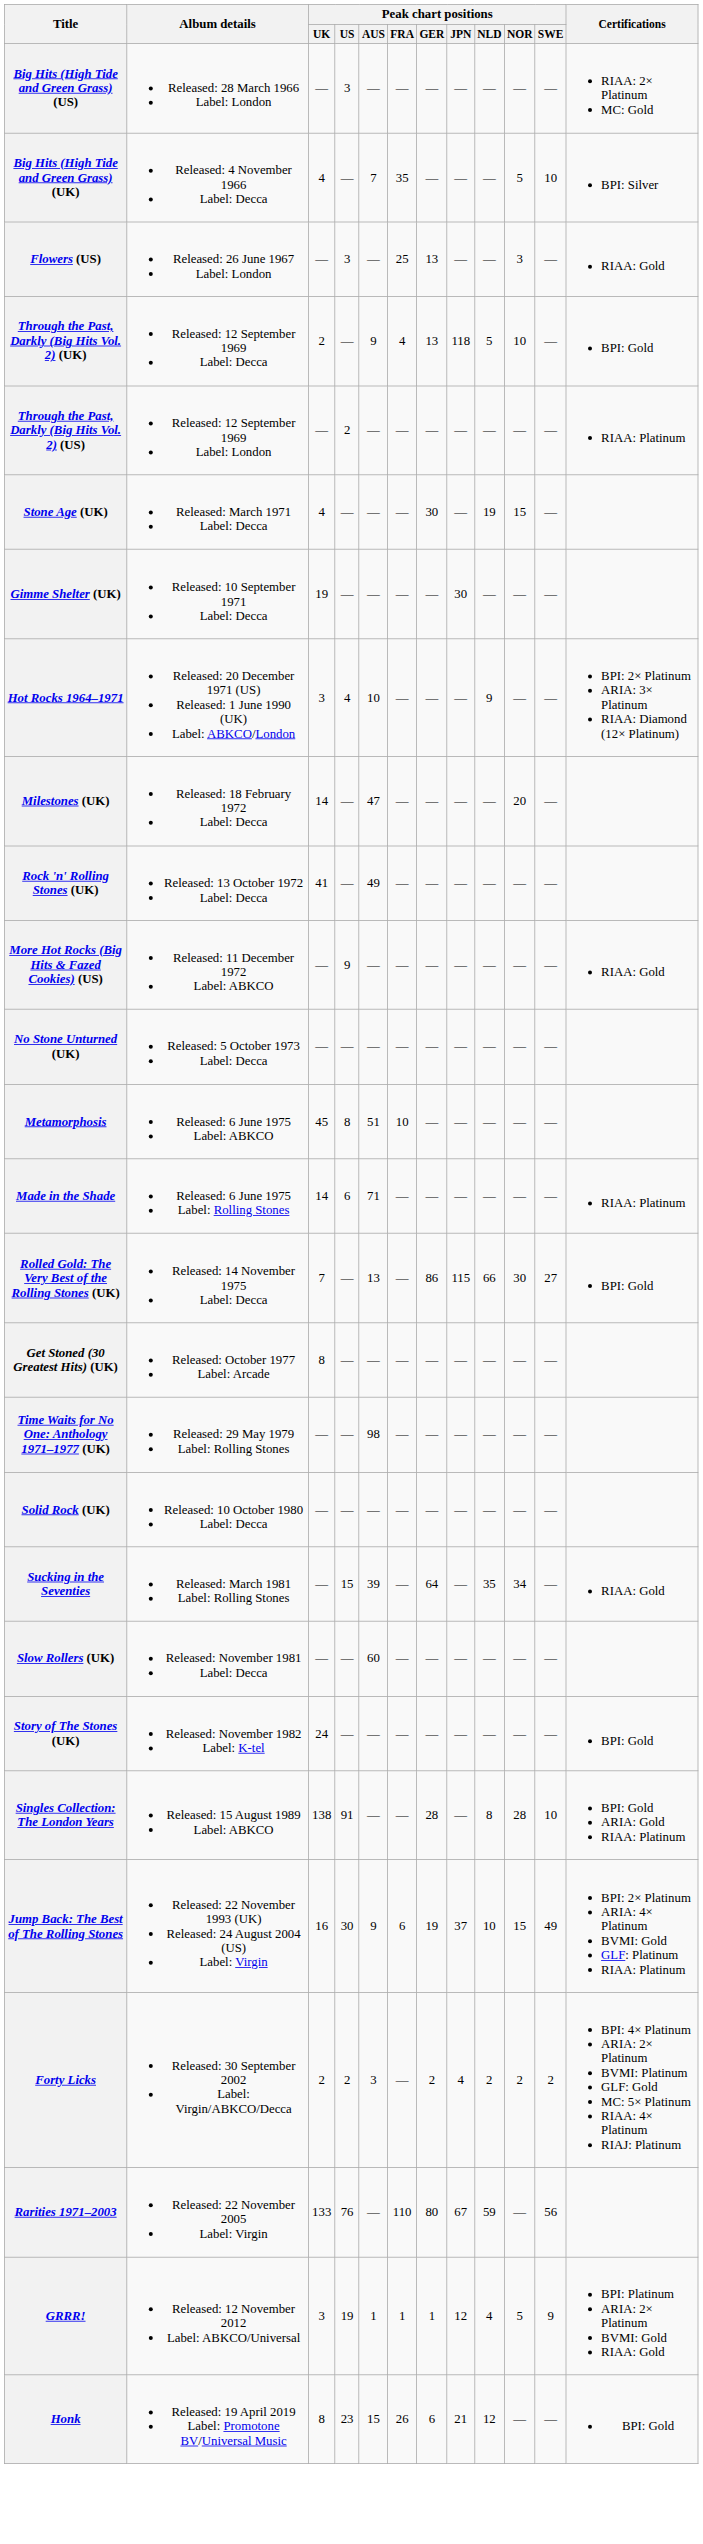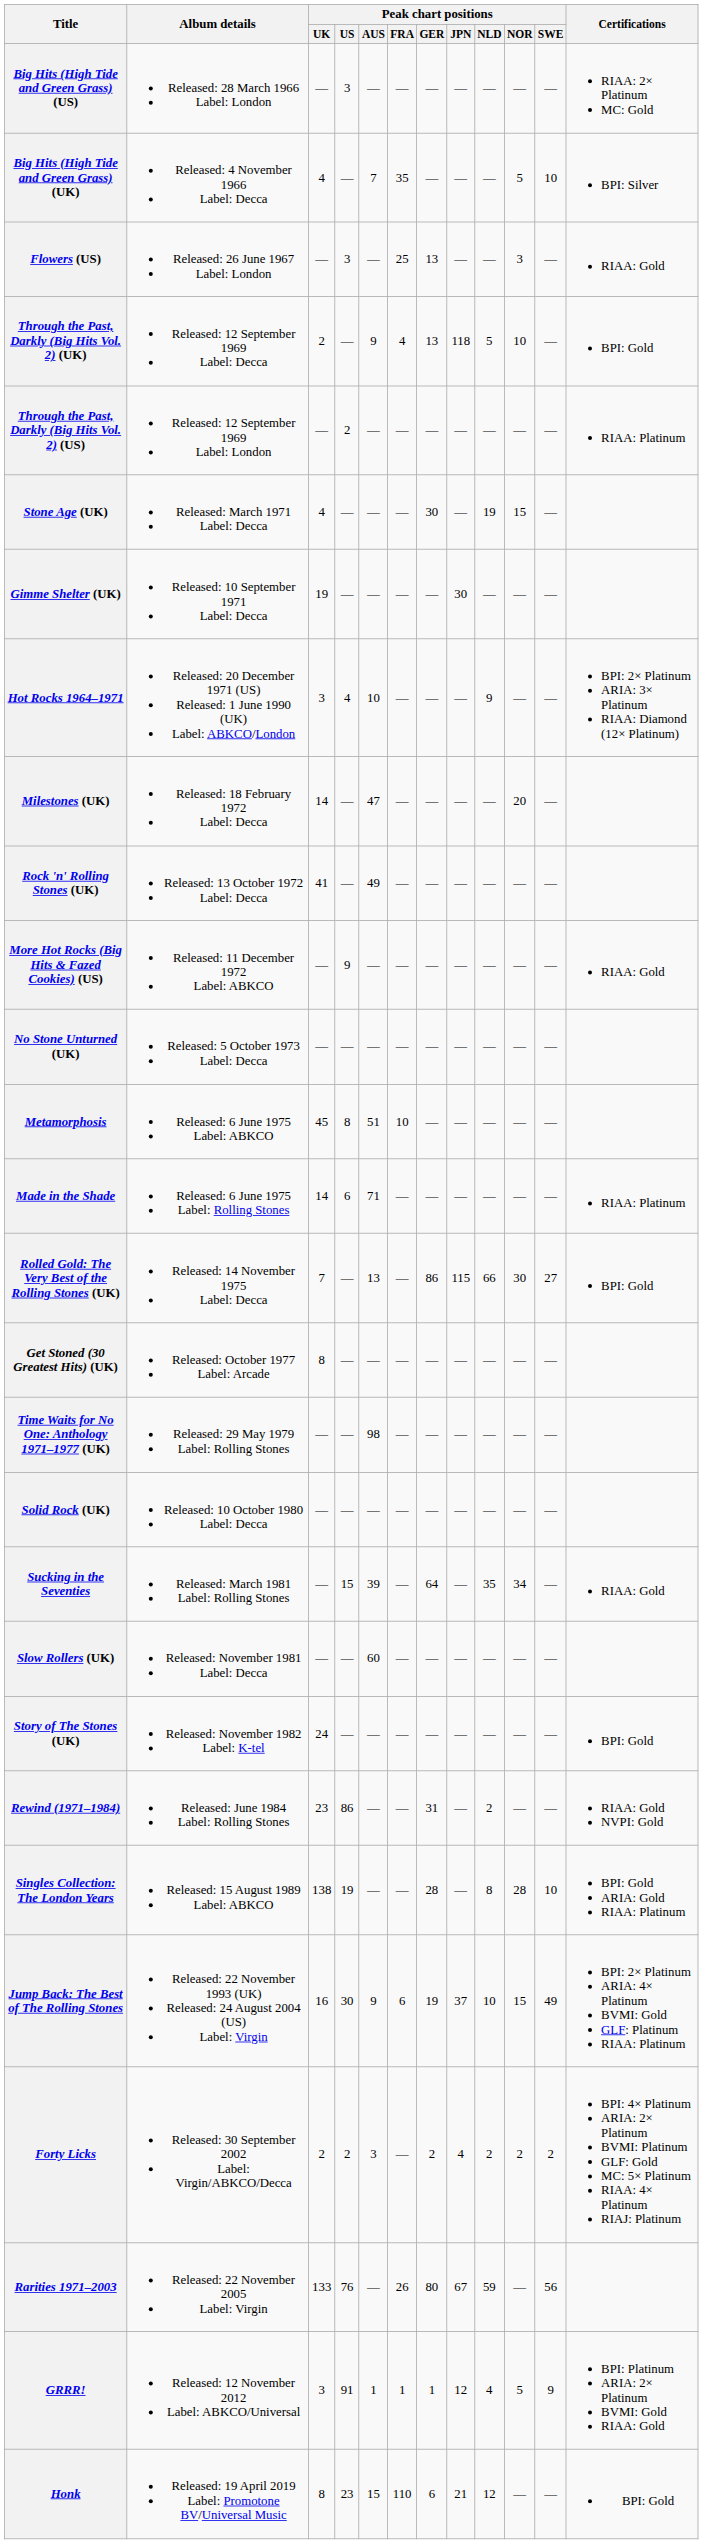+ row: (66, 1808)
(347, 1815) 91 -> (347, 1890) 19
(402, 2212) 110 -> (402, 2287) 26
(347, 2315) 19 -> (347, 2390) 91
(402, 2419) 26 -> (402, 2494) 110
